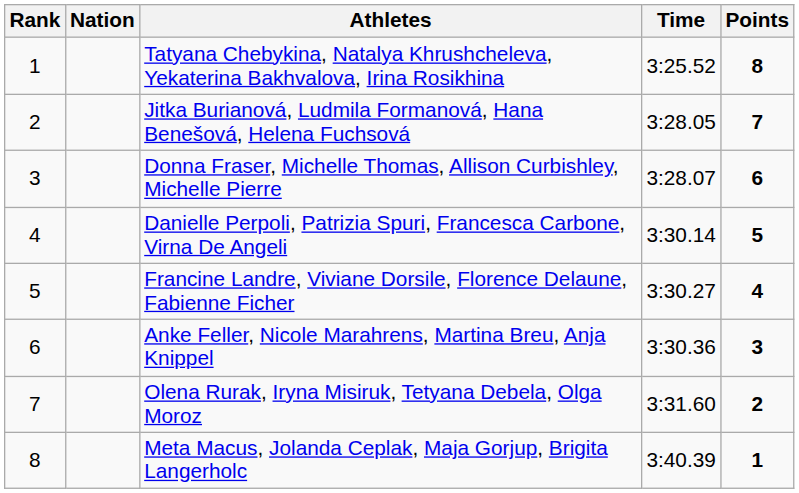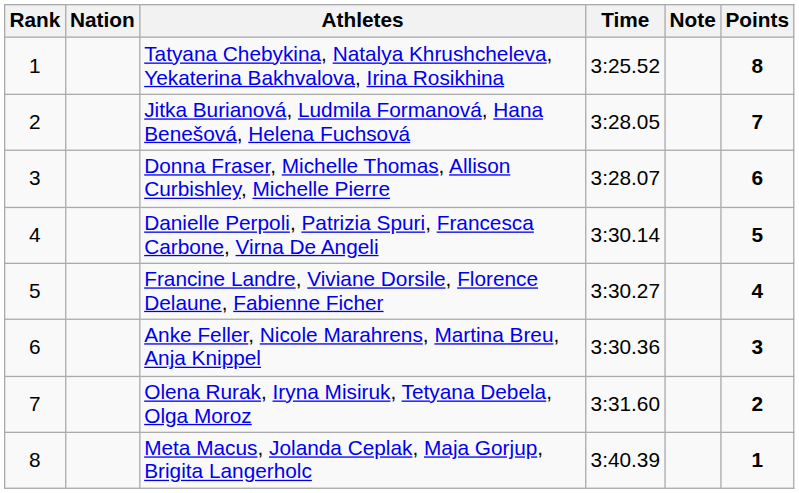+ column: (693, 20)
